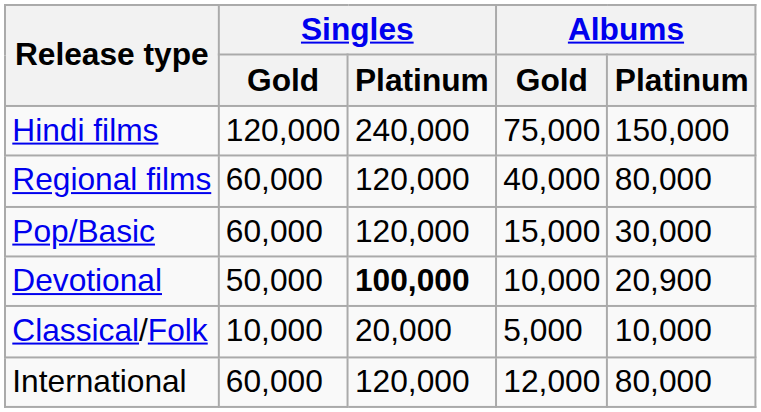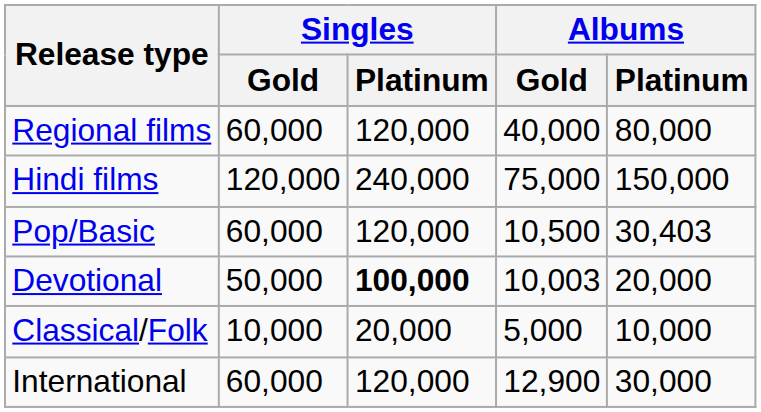rows swapped: (85, 130) <-> (112, 180)
(552, 230) 15,000 -> (552, 230) 10,500
(663, 230) 30,000 -> (663, 230) 30,403
(552, 280) 10,000 -> (552, 280) 10,003
(663, 280) 20,900 -> (663, 280) 20,000
(552, 381) 12,000 -> (552, 381) 12,900
(663, 381) 80,000 -> (663, 381) 30,000
